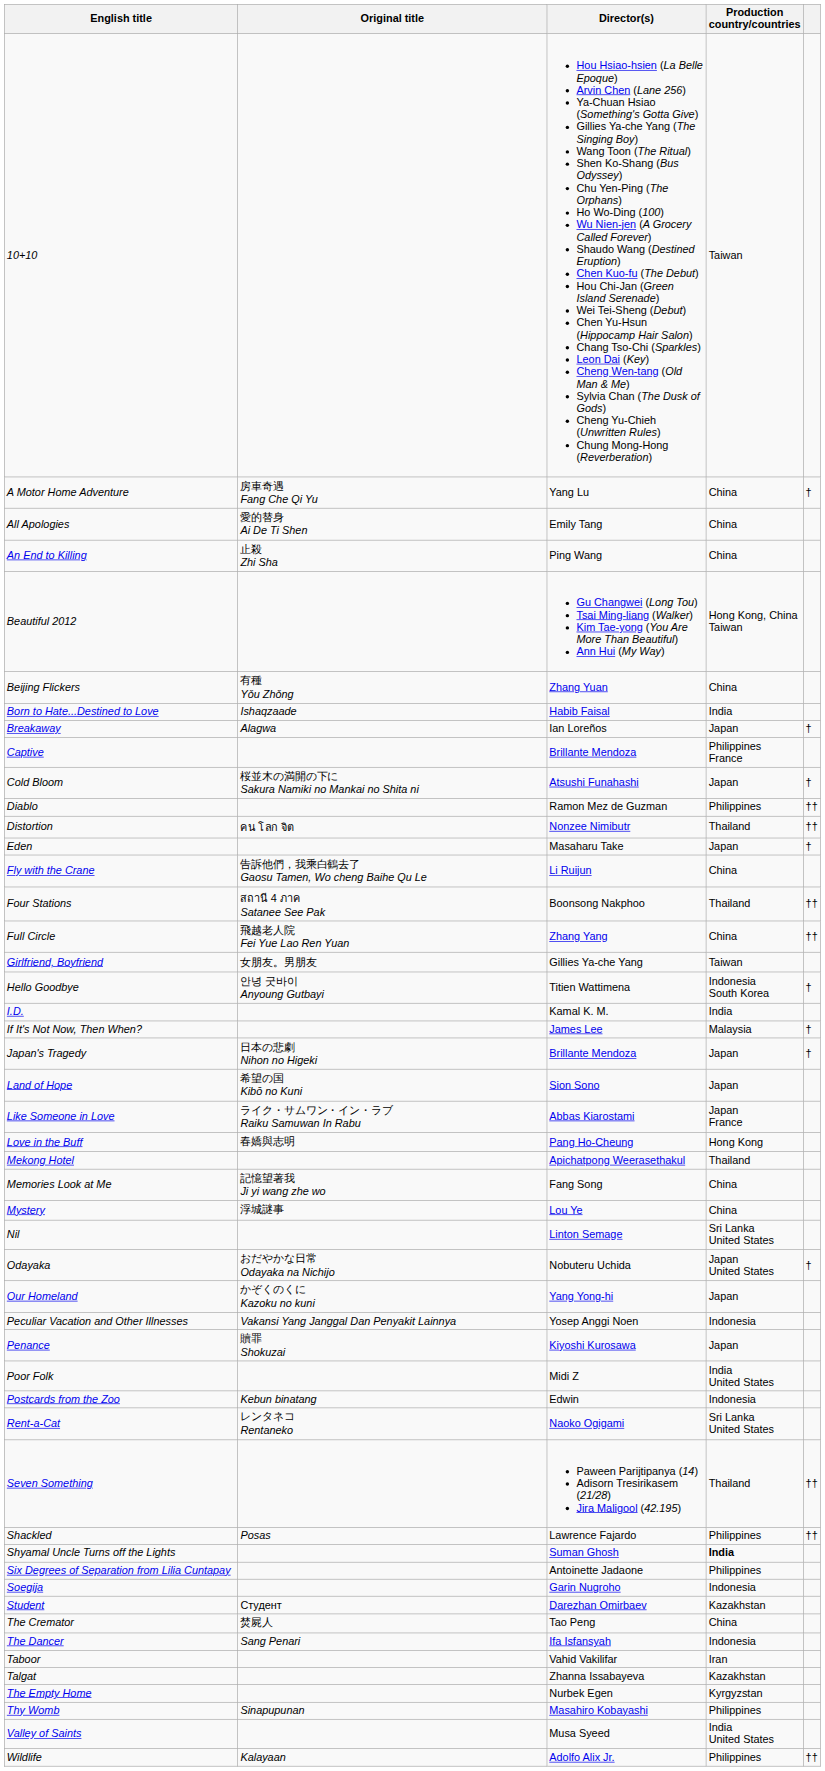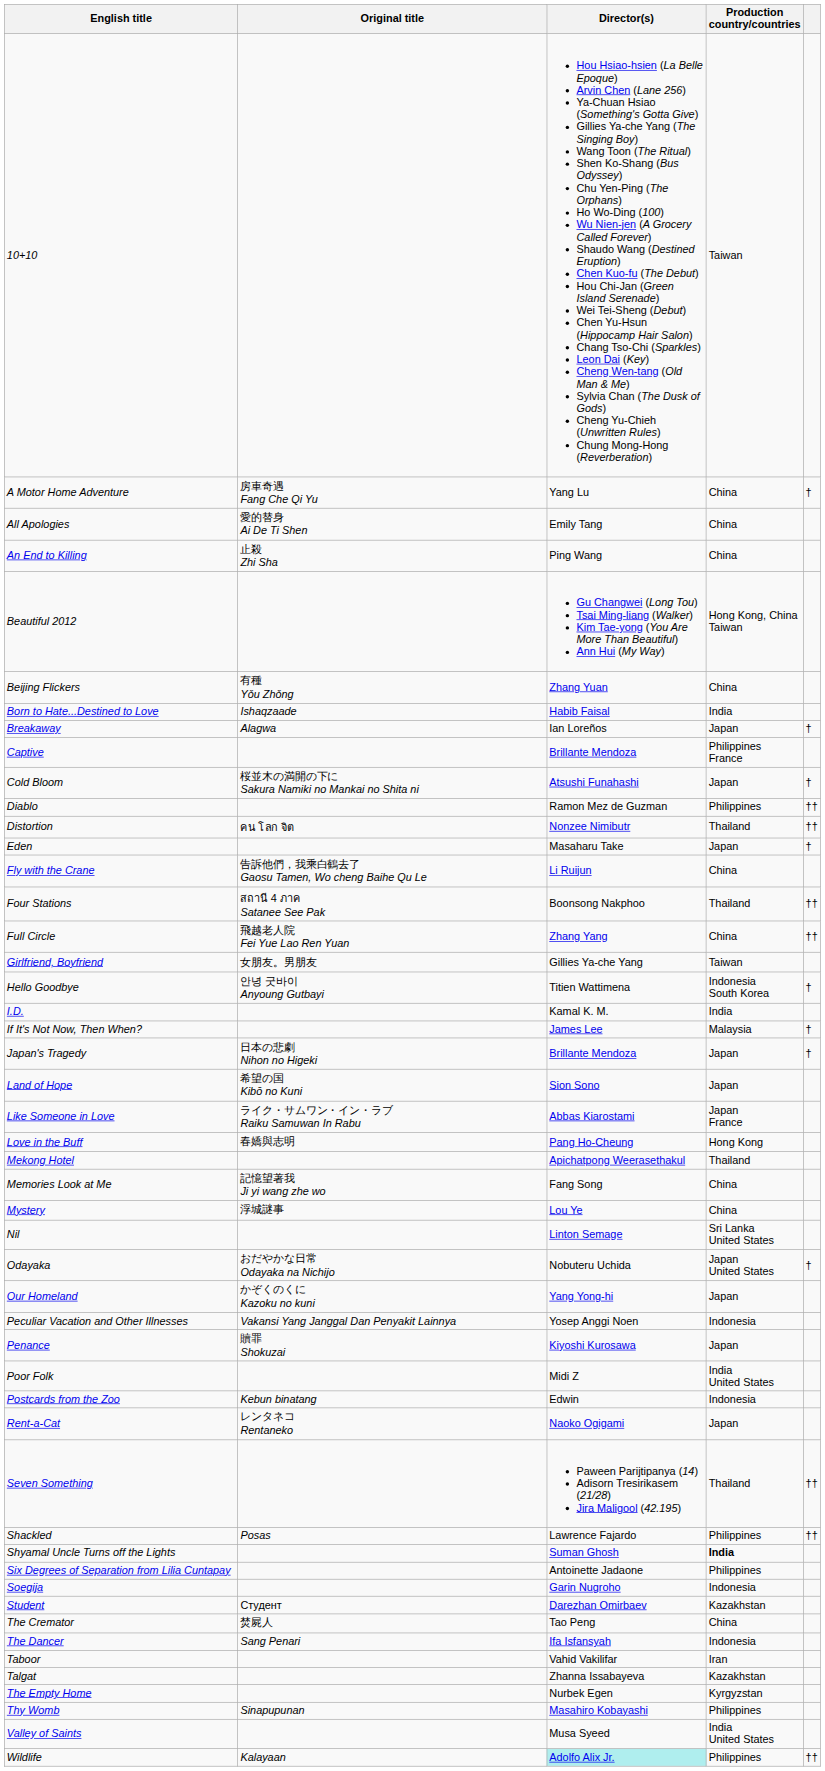(741, 1423) Sri Lanka United States -> (724, 1423) Japan
(582, 1757) no background -> (582, 1757) paleturquoise background
